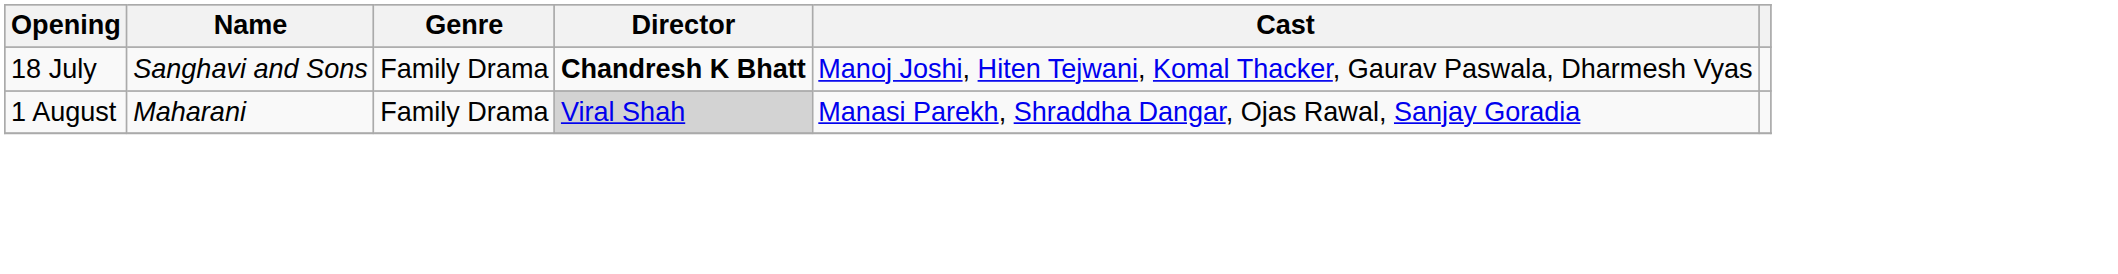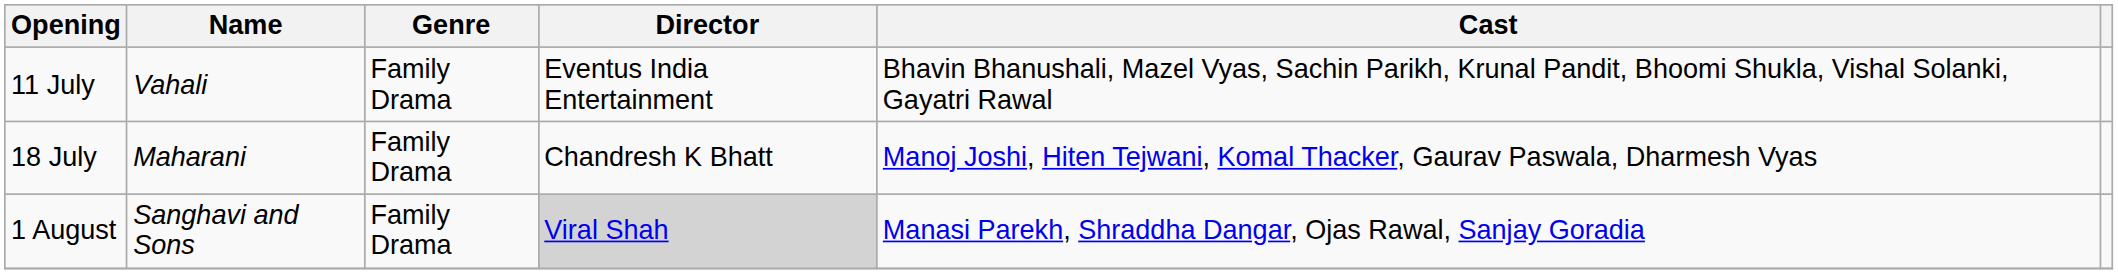+ row: (53, 84)
(250, 68) Sanghavi and Sons -> (190, 157) Maharani
(683, 68) bold -> (659, 157) normal
(190, 111) Maharani -> (216, 230) Sanghavi and Sons
